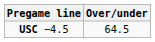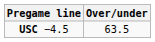(117, 30) 64.5 -> (117, 30) 63.5
